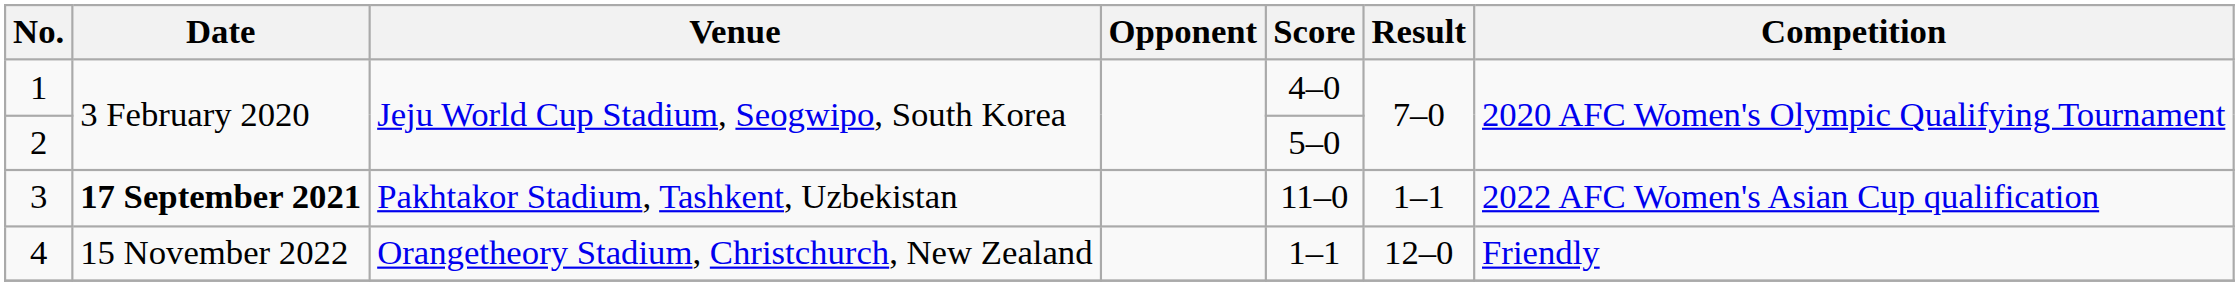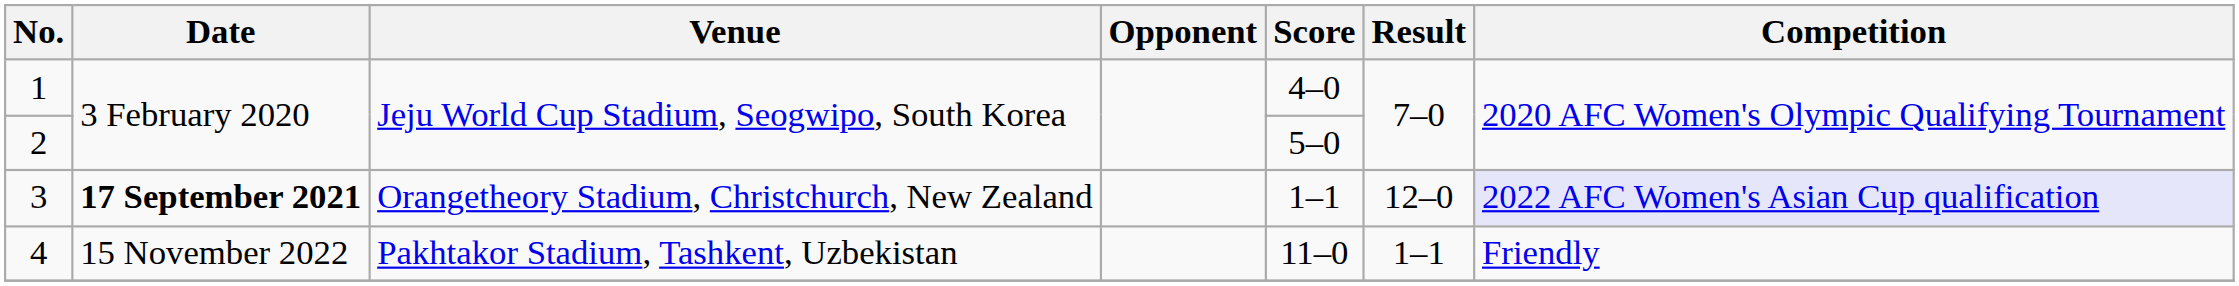(667, 197) Pakhtakor Stadium, Tashkent, Uzbekistan -> (735, 197) Orangetheory Stadium, Christchurch, New Zealand
(1314, 197) 11–0 -> (1314, 197) 1–1
(1419, 197) 1–1 -> (1419, 197) 12–0
(1791, 197) no background -> (1791, 197) lavender background
(735, 252) Orangetheory Stadium, Christchurch, New Zealand -> (667, 252) Pakhtakor Stadium, Tashkent, Uzbekistan
(1314, 252) 1–1 -> (1314, 252) 11–0
(1419, 252) 12–0 -> (1419, 252) 1–1
